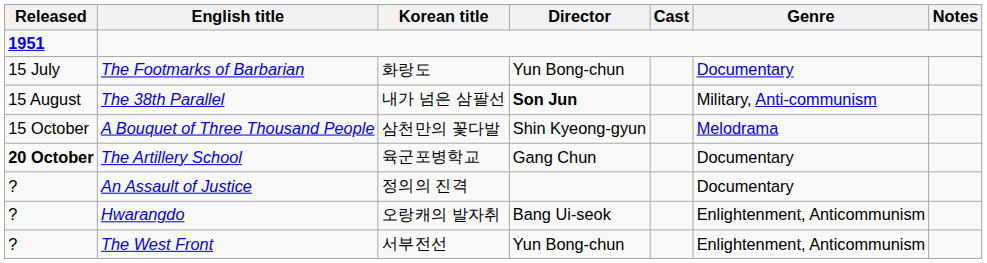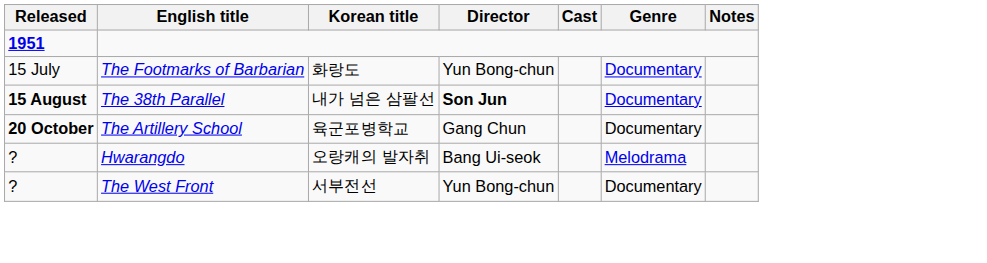(45, 99) normal -> (47, 99) bold
(787, 99) Military, Anti-communism -> (653, 99) Documentary
- row: (238, 128)
- row: (176, 186)
(811, 215) Enlightenment, Anticommunism -> (645, 157) Melodrama
(811, 244) Enlightenment, Anticommunism -> (653, 186) Documentary
